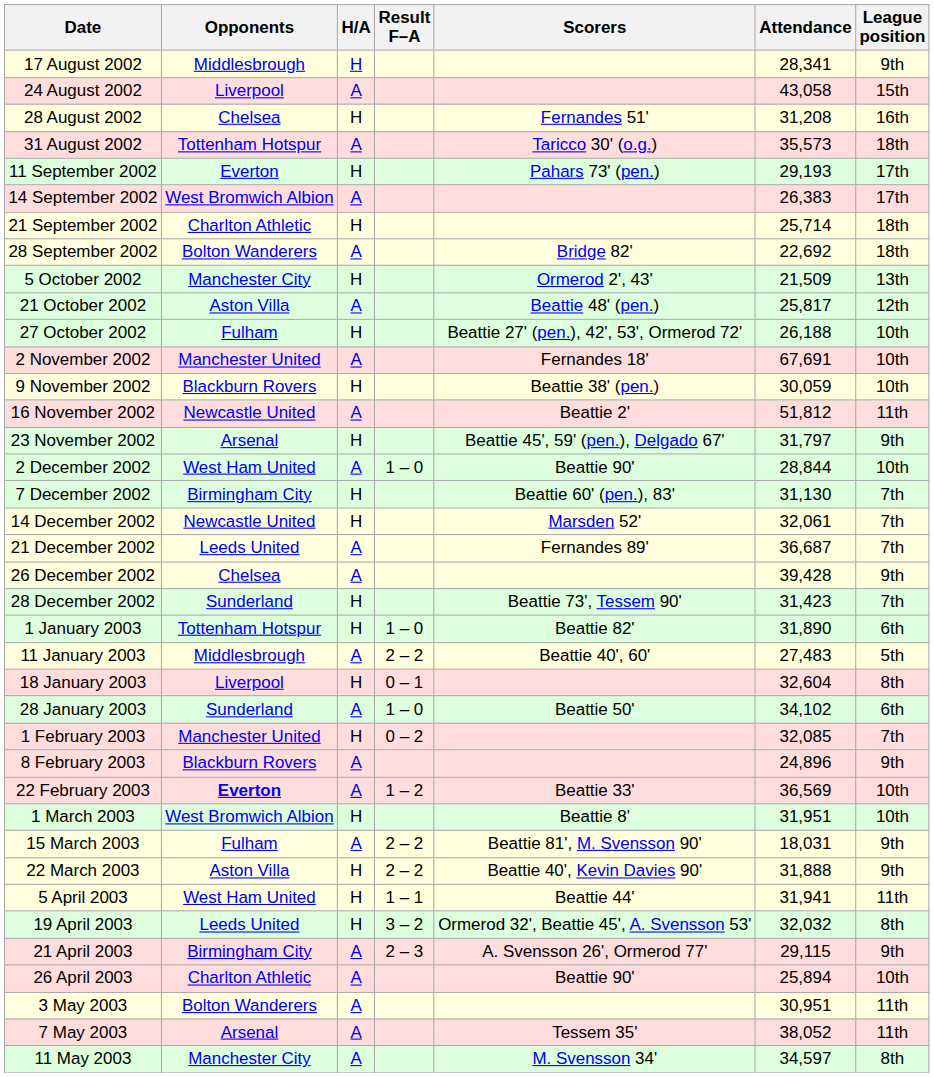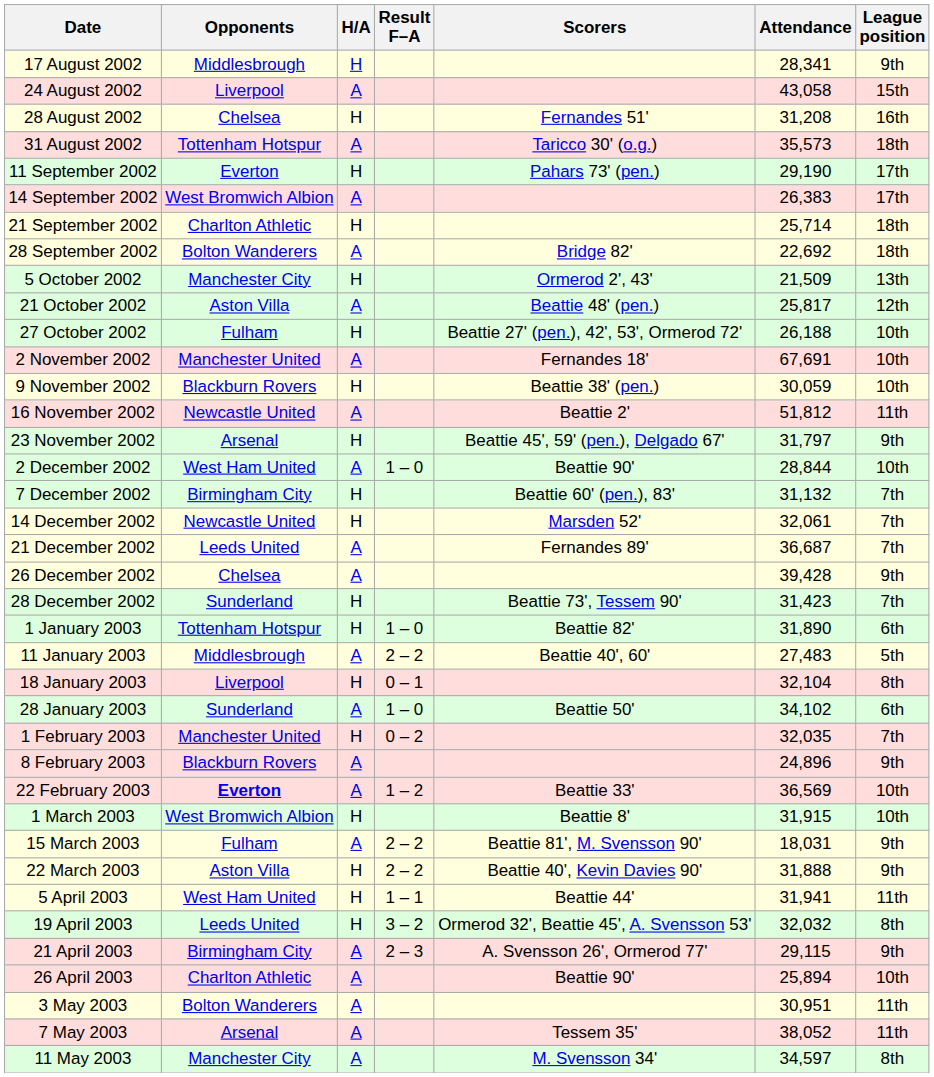(805, 171) 29,193 -> (805, 171) 29,190
(805, 494) 31,130 -> (805, 494) 31,132
(805, 682) 32,604 -> (805, 682) 32,104
(805, 736) 32,085 -> (805, 736) 32,035
(805, 817) 31,951 -> (805, 817) 31,915
